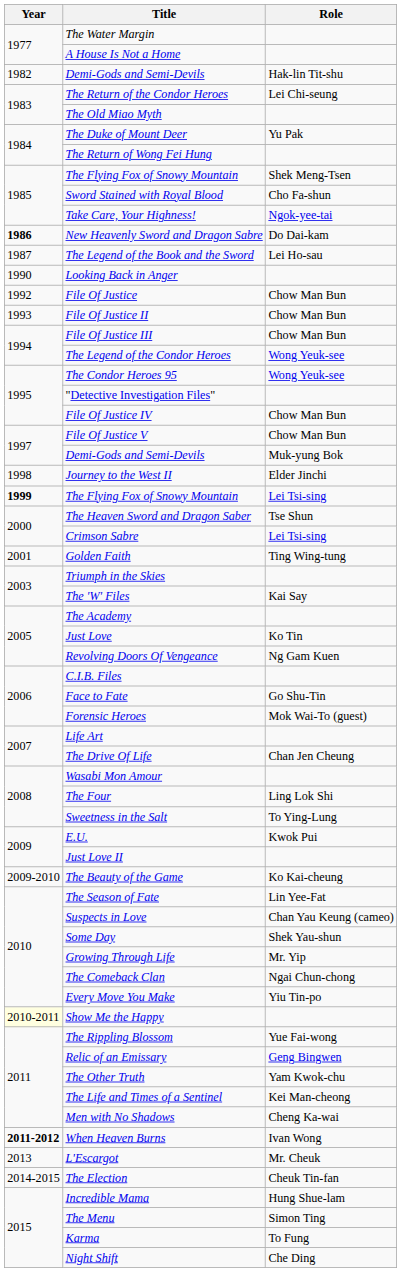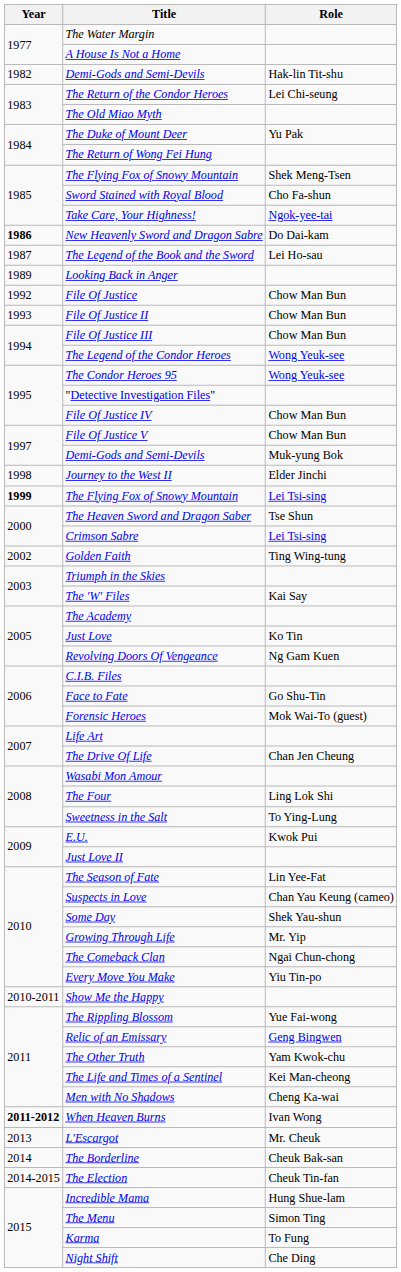(19, 275) 1990 -> (19, 275) 1989
(19, 556) 2001 -> (19, 556) 2002
- row: (124, 876)
(33, 1017) lightyellow background -> (33, 997) no background
+ row: (102, 1157)
